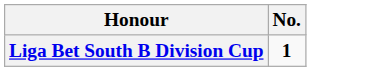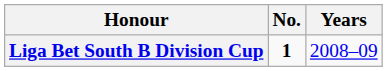+ column: (344, 19)
